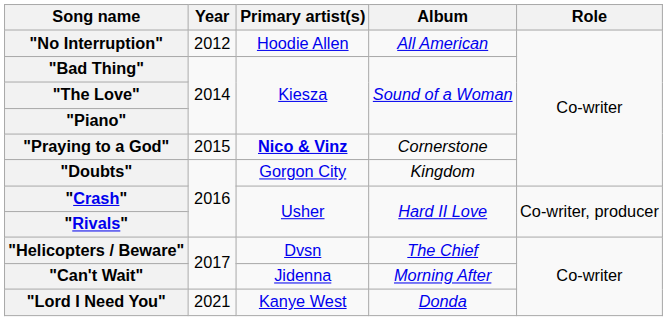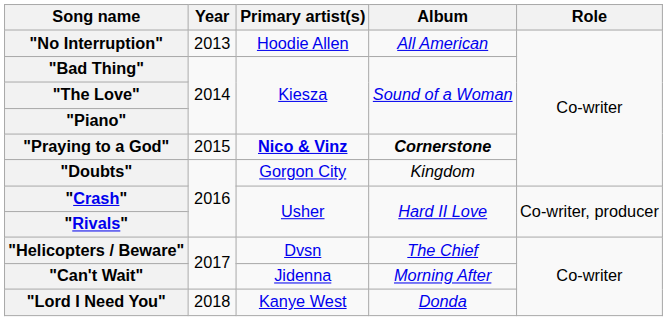(212, 43) 2012 -> (212, 43) 2013
(443, 146) normal -> (443, 146) bold
(212, 302) 2021 -> (212, 302) 2018
